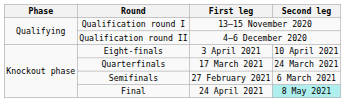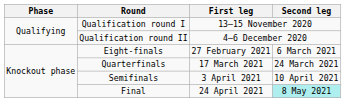(231, 51) 3 April 2021 -> (231, 51) 27 February 2021
(306, 51) 10 April 2021 -> (306, 51) 6 March 2021
(231, 78) 27 February 2021 -> (231, 78) 3 April 2021
(306, 78) 6 March 2021 -> (306, 78) 10 April 2021
